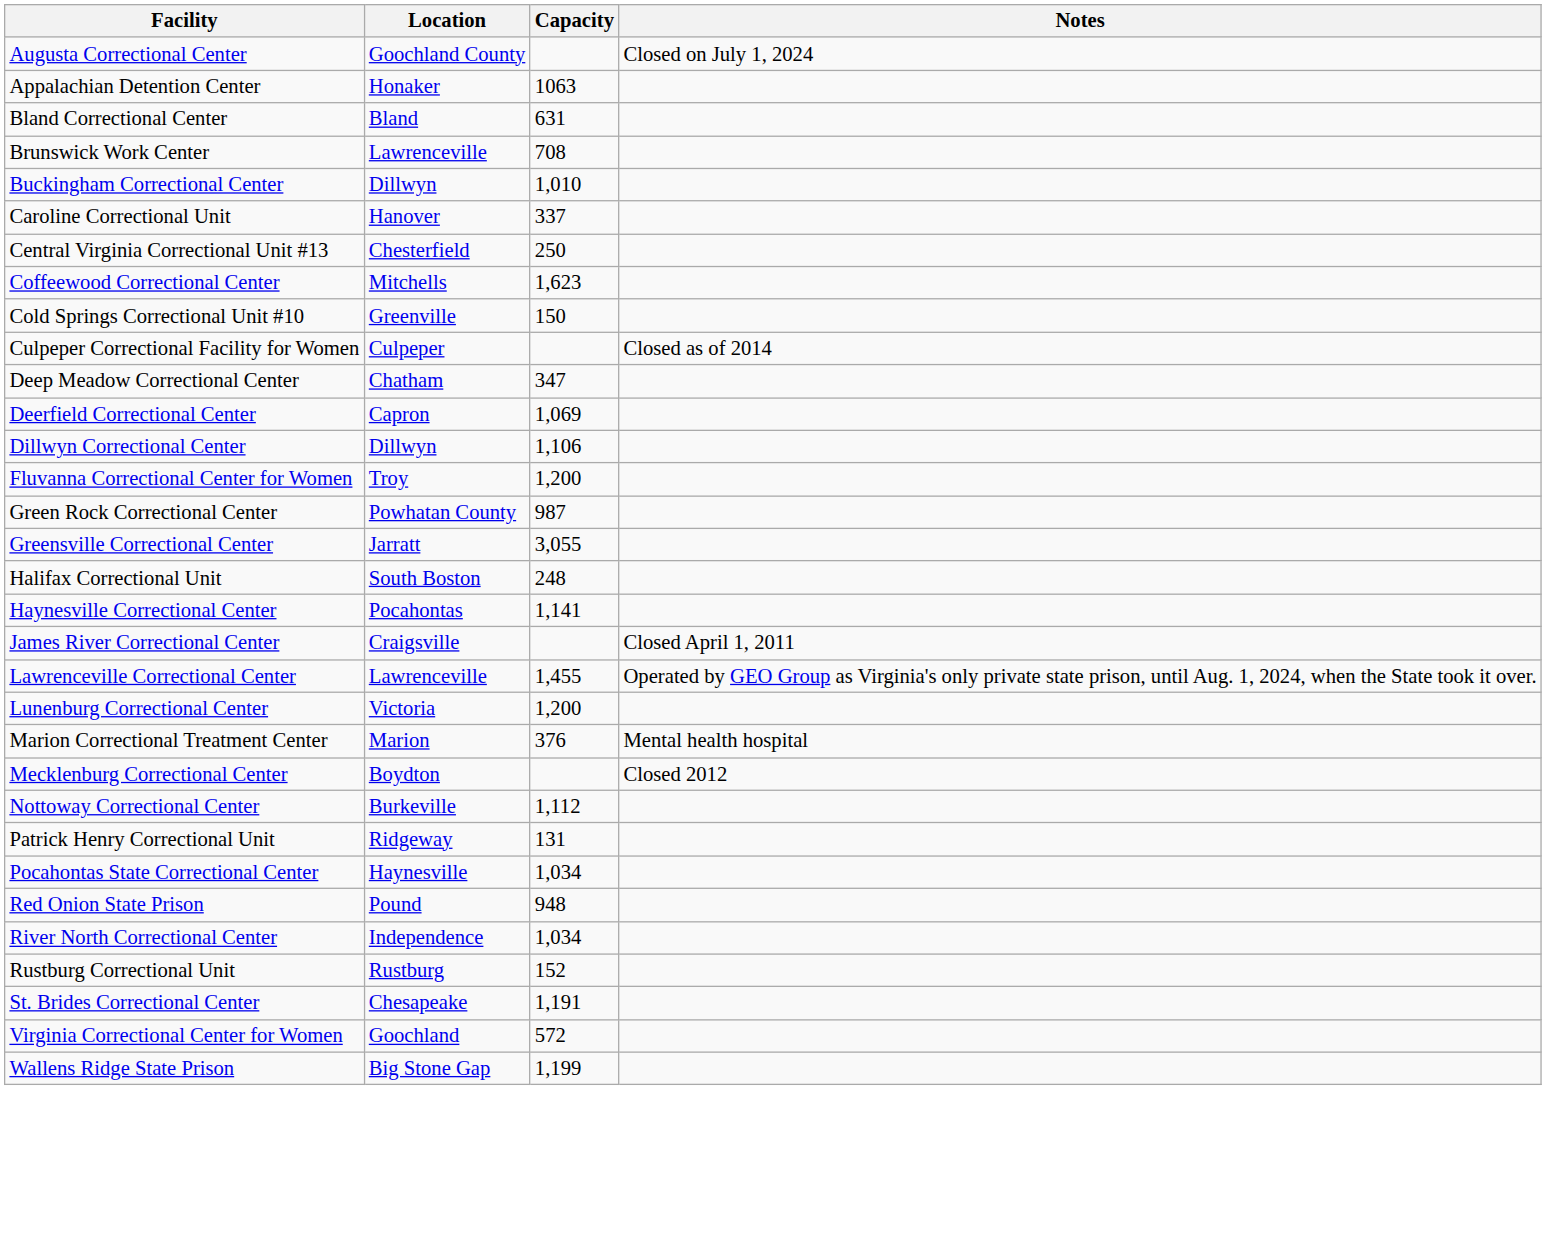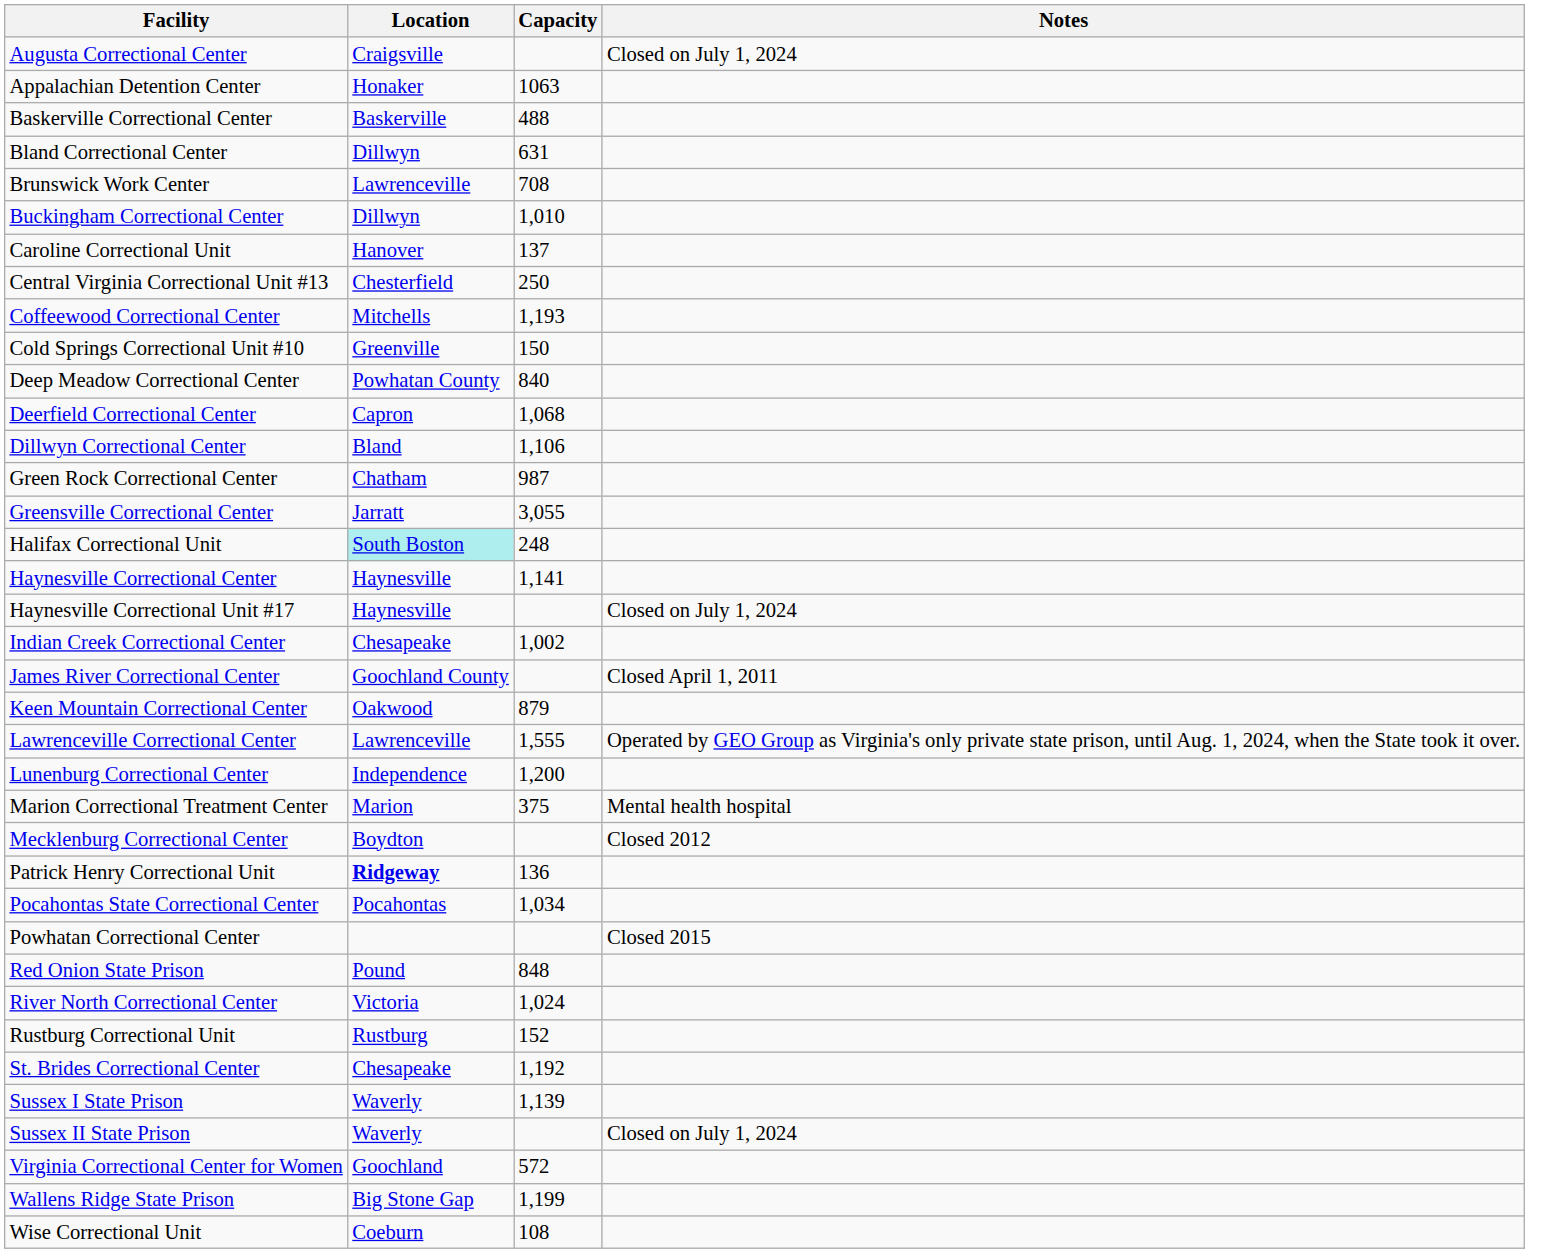(447, 53) Goochland County -> (398, 53) Craigsville
+ row: (141, 119)
(393, 119) Bland -> (386, 151) Dillwyn
(550, 217) 337 -> (534, 250) 137
(558, 282) 1,623 -> (542, 315) 1,193
- row: (184, 348)
(406, 380) Chatham -> (426, 380) Powhatan County
(550, 380) 347 -> (534, 380) 840
(558, 413) 1,069 -> (542, 413) 1,068
(403, 446) Dillwyn -> (377, 446) Bland
- row: (181, 479)
(442, 511) Powhatan County -> (390, 479) Chatham
(425, 577) no background -> (408, 544) paleturquoise background
(416, 610) Pocahontas -> (402, 577) Haynesville
+ row: (152, 610)
+ row: (147, 642)
(414, 642) Craigsville -> (431, 675) Goochland County
+ row: (158, 708)
(558, 675) 1,455 -> (542, 741) 1,555
(402, 708) Victoria -> (410, 773) Independence
(550, 741) 376 -> (534, 806) 375
- row: (134, 806)
(411, 839) normal -> (396, 871) bold
(550, 839) 131 -> (534, 871) 136
(418, 871) Haynesville -> (399, 904) Pocahontas
+ row: (134, 937)
(550, 904) 948 -> (534, 970) 848
(426, 937) Independence -> (385, 1002) Victoria
(558, 937) 1,034 -> (542, 1002) 1,024
(558, 1002) 1,191 -> (542, 1068) 1,192
+ row: (96, 1101)
+ row: (100, 1133)
+ row: (105, 1232)
